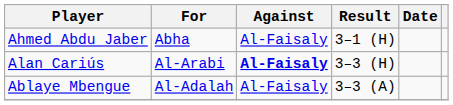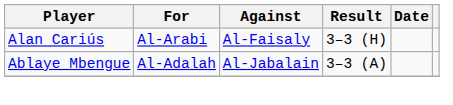- row: (78, 40)
(284, 64) bold -> (267, 40) normal
(284, 88) Al-Faisaly -> (271, 64) Al-Jabalain
